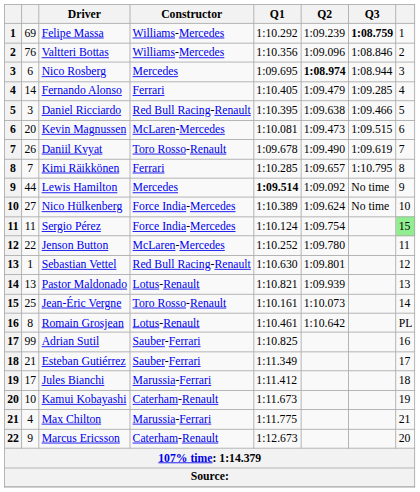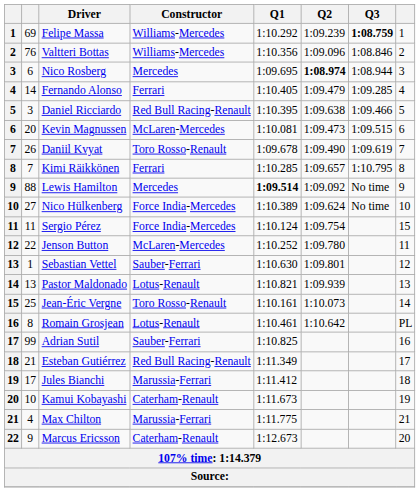(30, 187) 44 -> (30, 187) 88
(404, 226) lightgreen background -> (404, 226) no background
(192, 264) Red Bull Racing-Renault -> (167, 264) Sauber-Ferrari
(167, 361) Sauber-Ferrari -> (192, 361) Red Bull Racing-Renault
